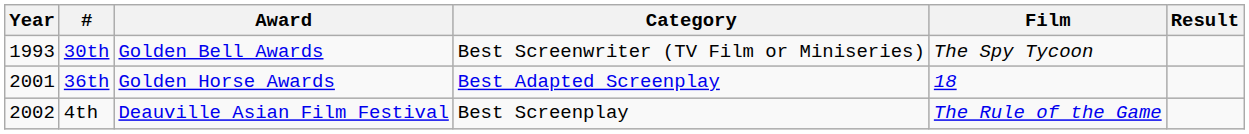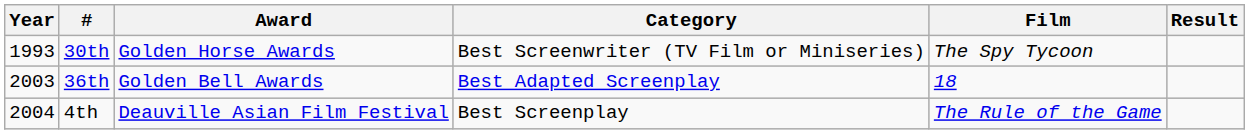(221, 51) Golden Bell Awards -> (227, 51) Golden Horse Awards
(32, 82) 2001 -> (32, 82) 2003
(227, 82) Golden Horse Awards -> (221, 82) Golden Bell Awards
(32, 113) 2002 -> (32, 113) 2004
